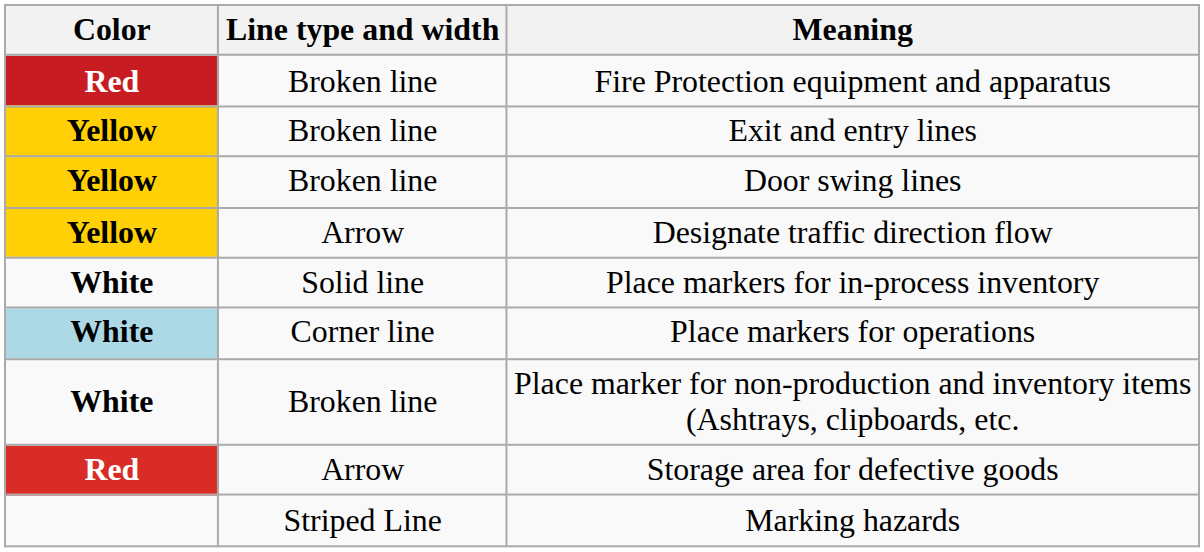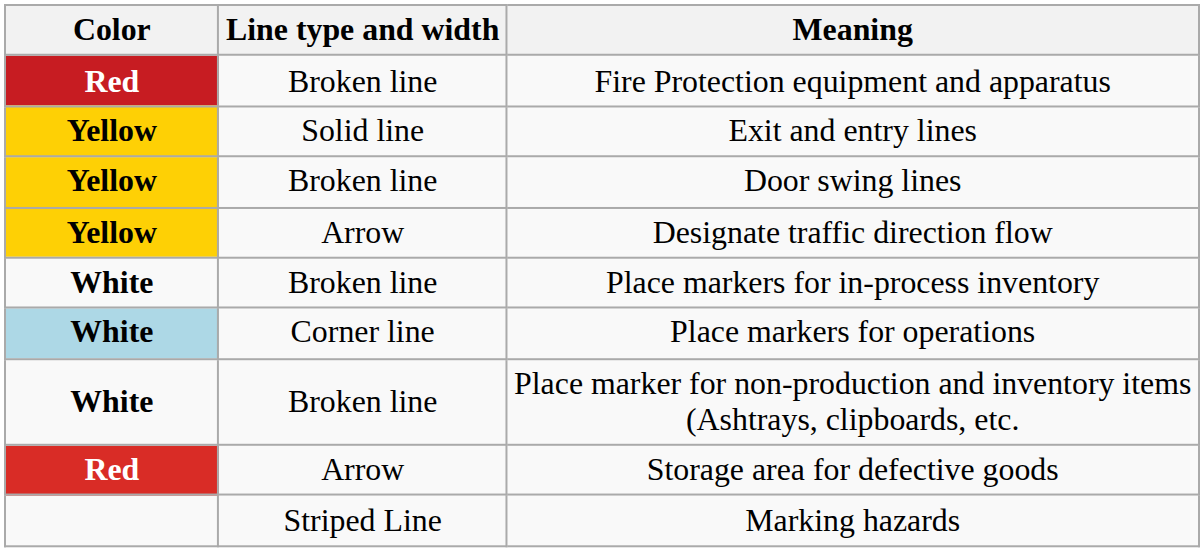(363, 130) Broken line -> (363, 130) Solid line
(363, 282) Solid line -> (363, 282) Broken line
